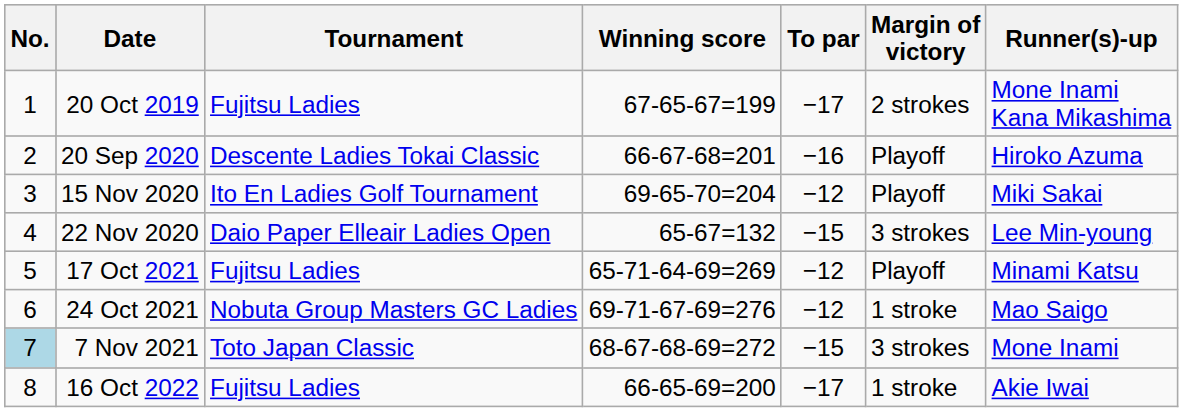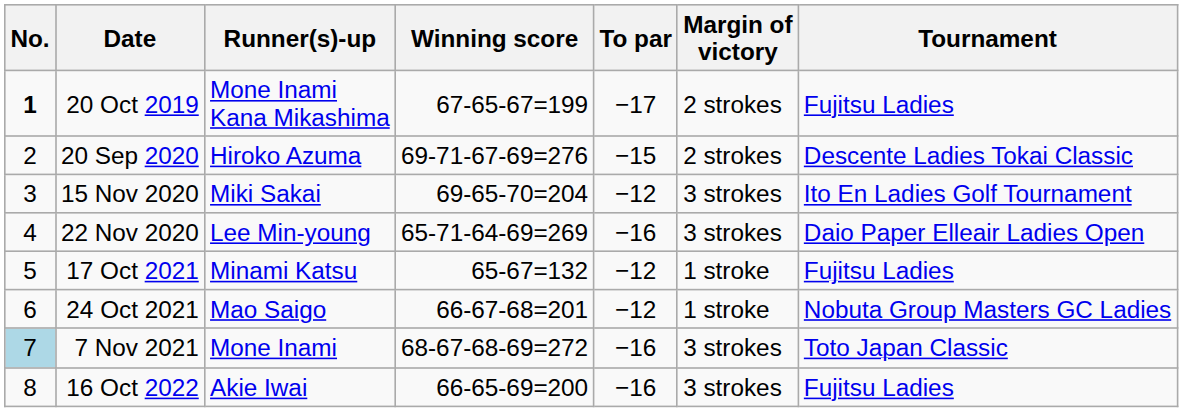columns swapped: (394, 38) <-> (1081, 38)
(30, 104) normal -> (30, 104) bold
(700, 156) 66-67-68=201 -> (495, 156) 69-71-67-69=276
(823, 156) −16 -> (636, 156) −15
(908, 156) Playoff -> (732, 156) 2 strokes
(908, 194) Playoff -> (732, 194) 3 strokes
(717, 233) 65-67=132 -> (495, 233) 65-71-64-69=269
(823, 233) −15 -> (636, 233) −16
(682, 271) 65-71-64-69=269 -> (530, 271) 65-67=132
(908, 271) Playoff -> (726, 271) 1 stroke
(682, 310) 69-71-67-69=276 -> (512, 310) 66-67-68=201
(823, 348) −15 -> (636, 348) −16
(823, 387) −17 -> (636, 387) −16
(914, 387) 1 stroke -> (732, 387) 3 strokes
